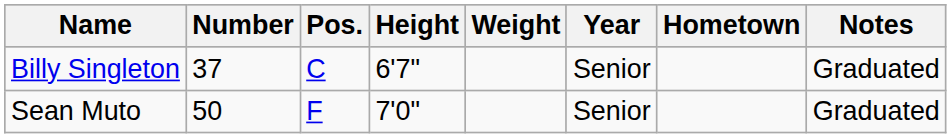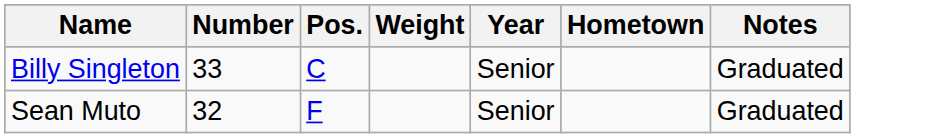- column: (417, 25)
(207, 68) 37 -> (207, 68) 33
(207, 111) 50 -> (207, 111) 32
